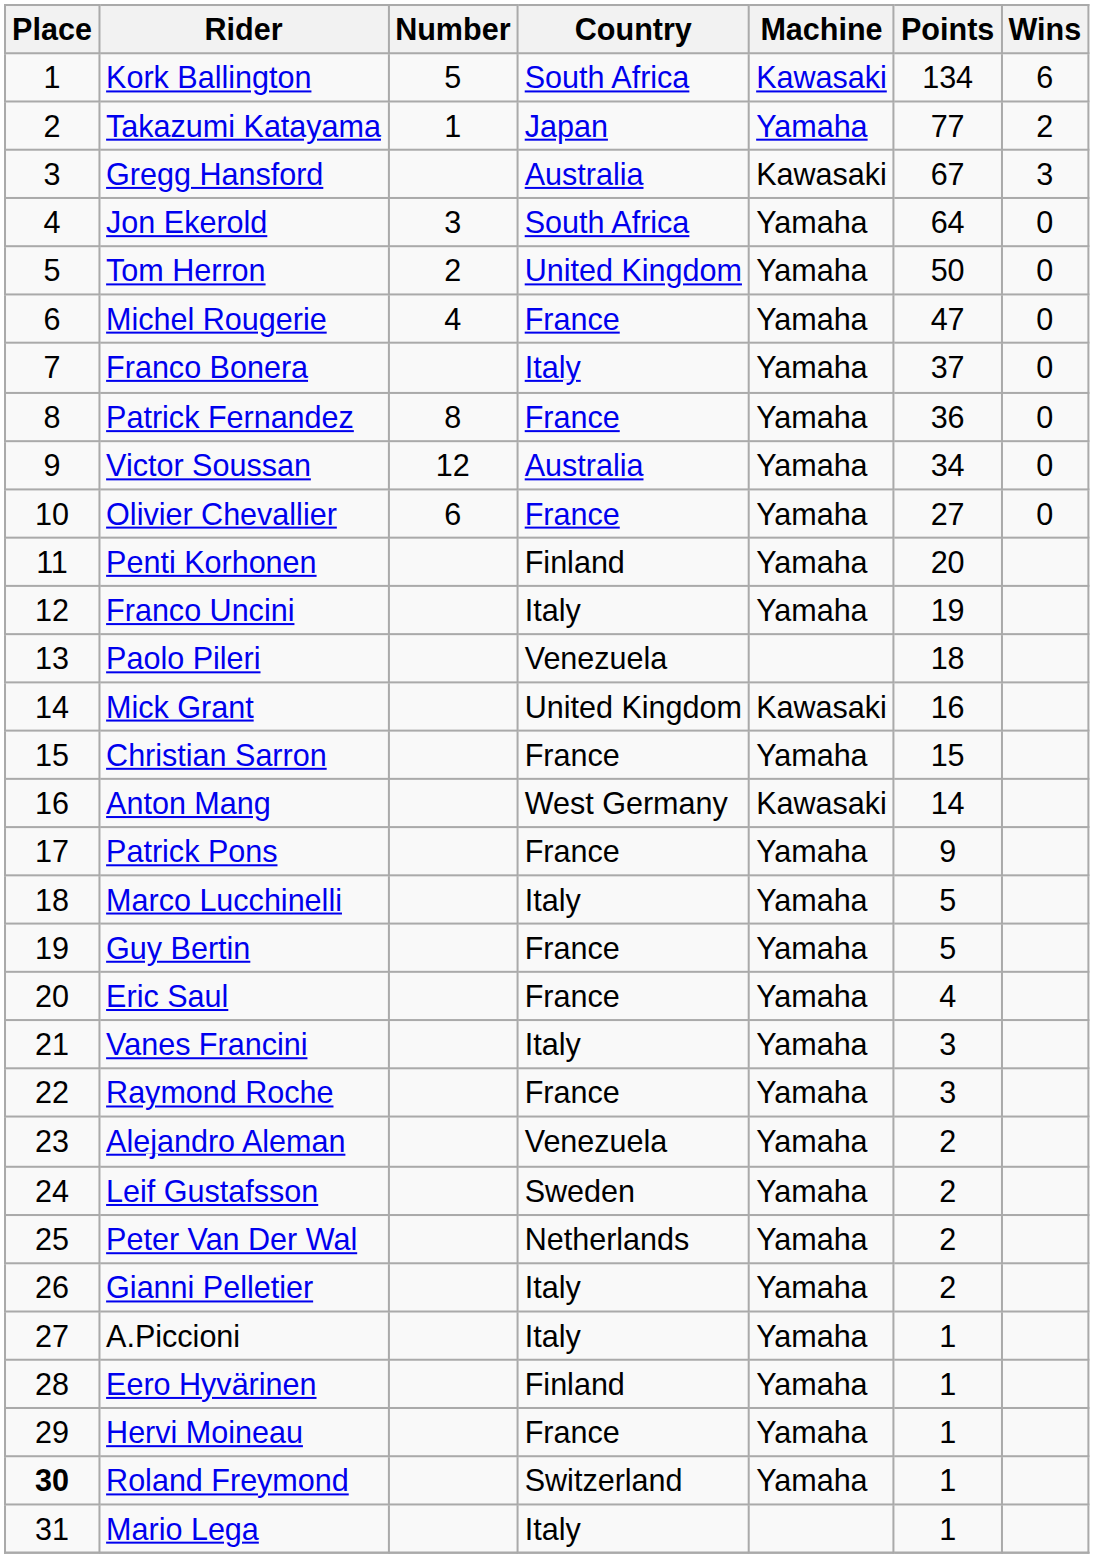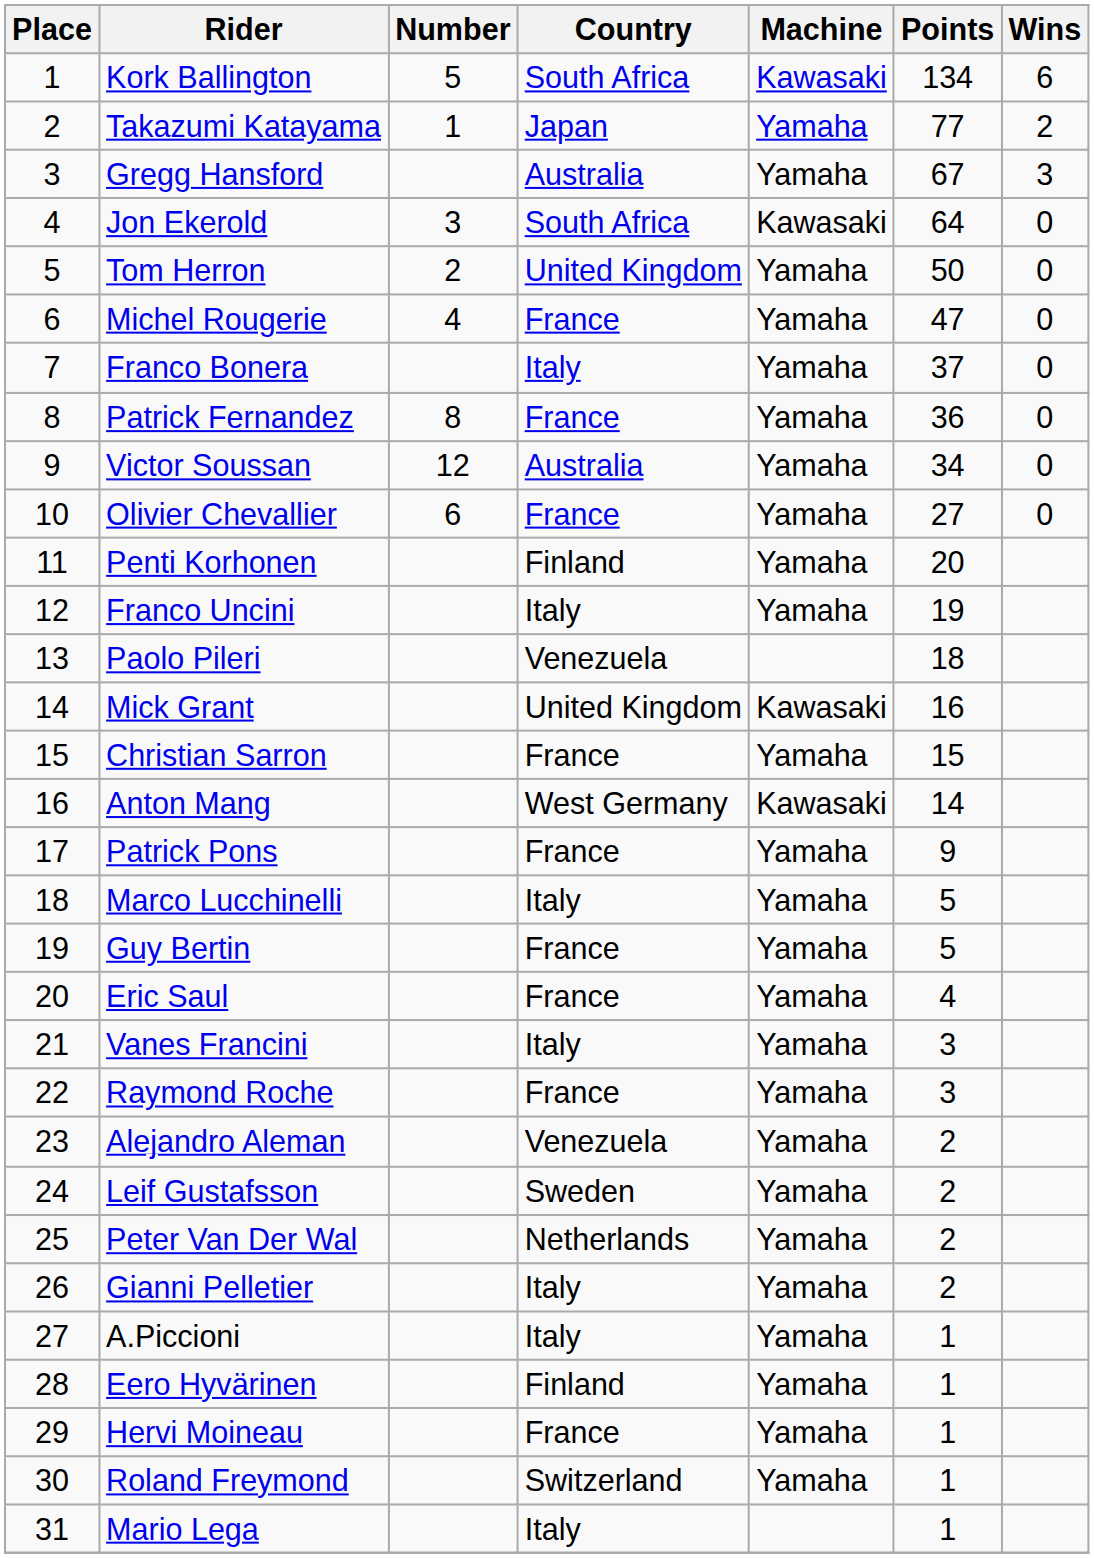(821, 174) Kawasaki -> (812, 174) Yamaha
(812, 223) Yamaha -> (821, 223) Kawasaki
(52, 1480) bold -> (52, 1480) normal
